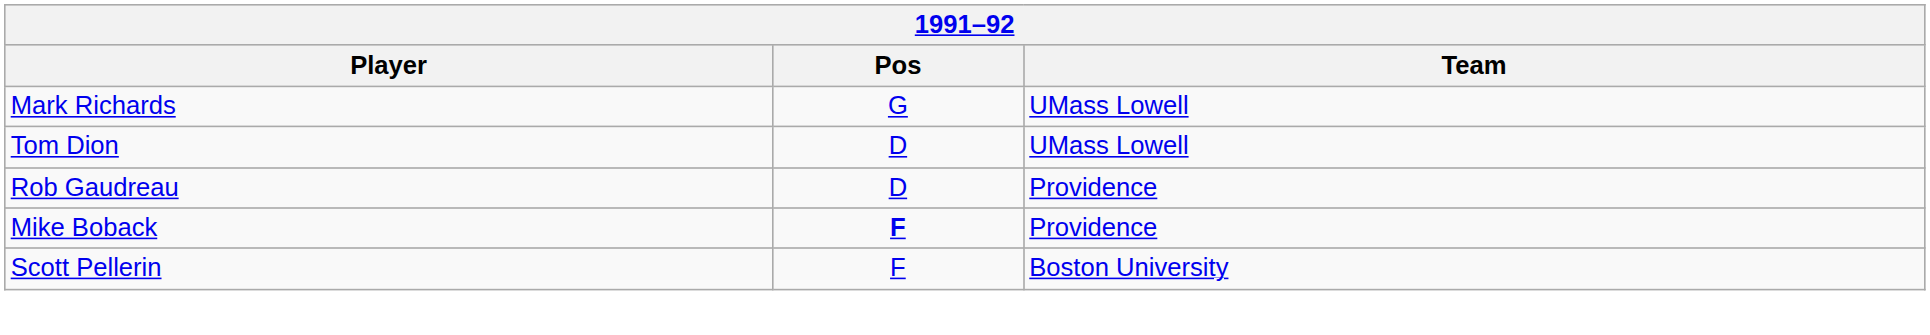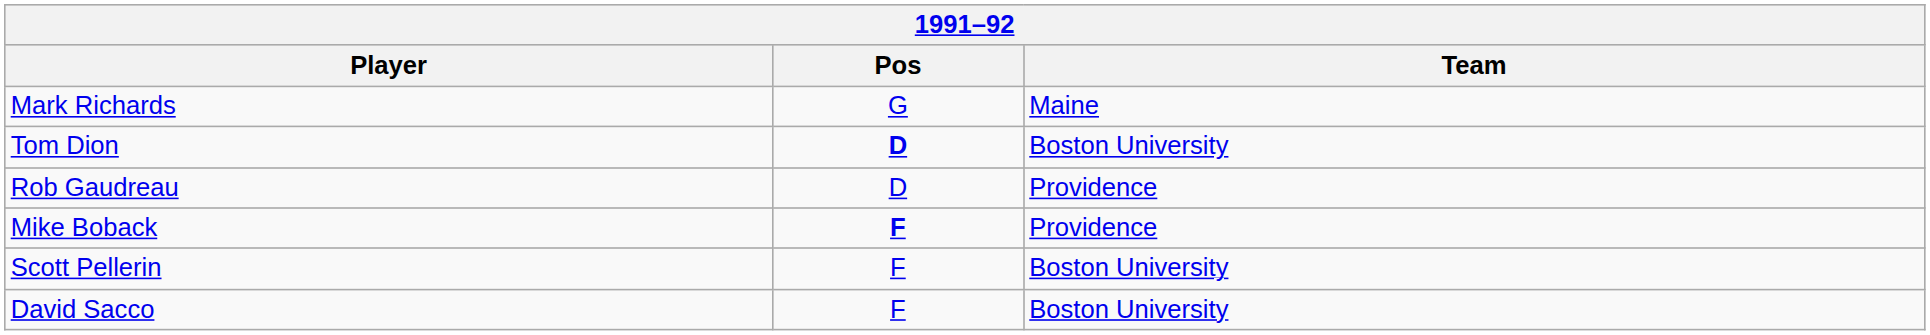(1109, 106) UMass Lowell -> (1064, 106) Maine
(898, 146) normal -> (898, 146) bold
(1109, 146) UMass Lowell -> (1129, 146) Boston University
+ row: (83, 308)
